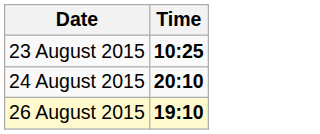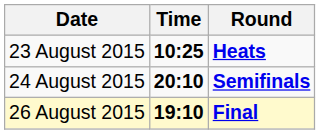+ column: (262, 19)
